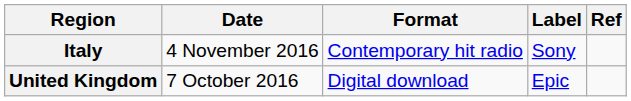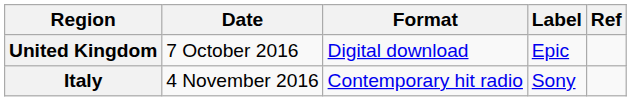rows swapped: (83, 80) <-> (83, 50)
